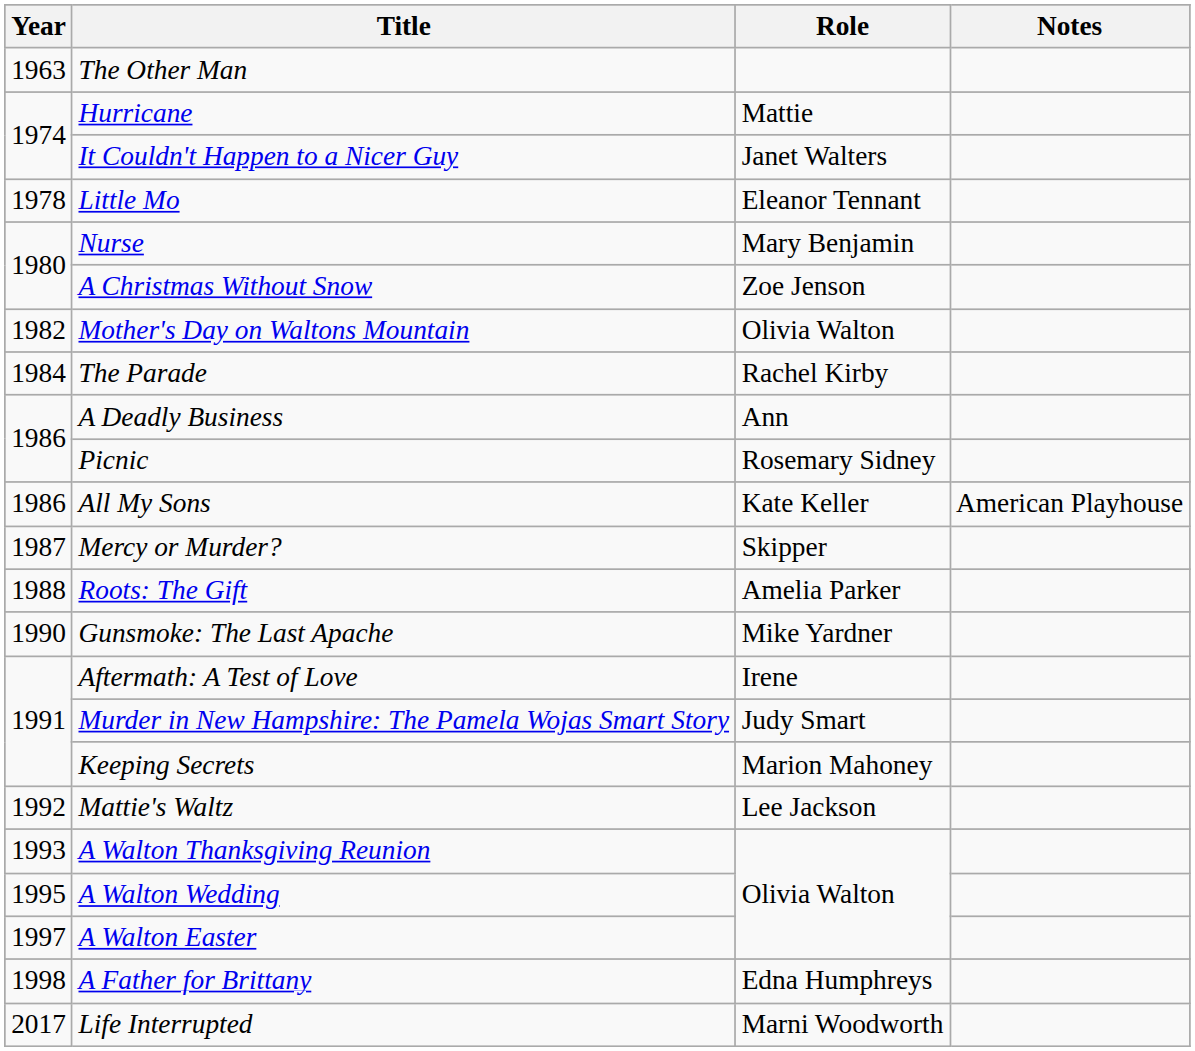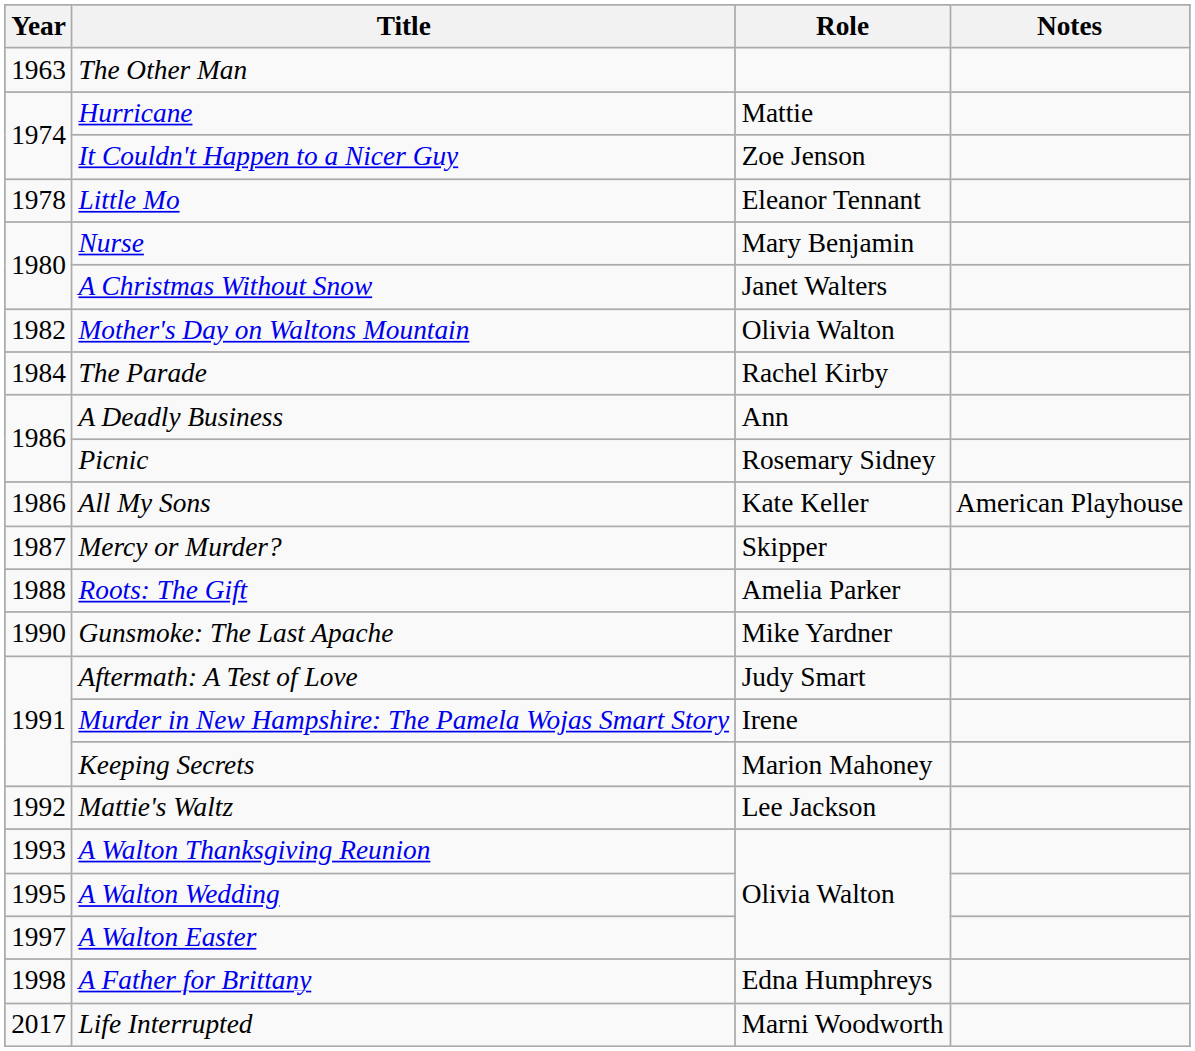(814, 156) Janet Walters -> (804, 156) Zoe Jenson
(804, 286) Zoe Jenson -> (814, 286) Janet Walters
(770, 677) Irene -> (804, 677) Judy Smart
(804, 720) Judy Smart -> (770, 720) Irene
